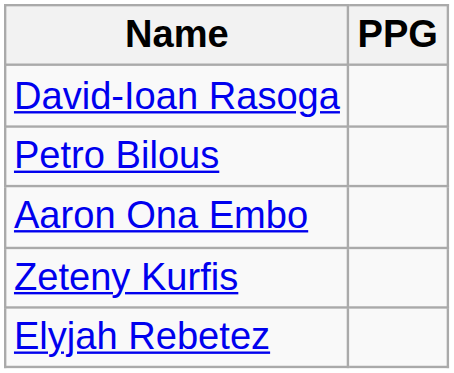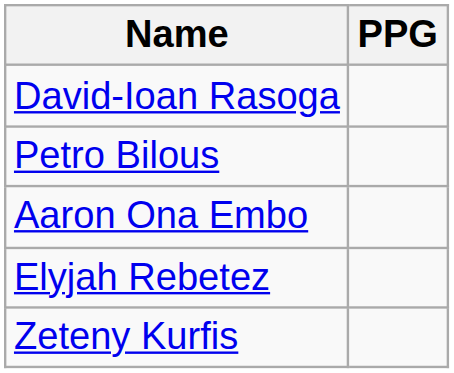rows swapped: (142, 336) <-> (126, 276)
